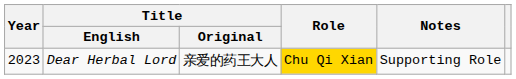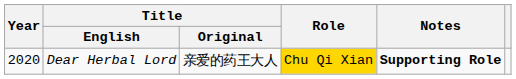(24, 61) 2023 -> (24, 61) 2020
(441, 61) normal -> (441, 61) bold
